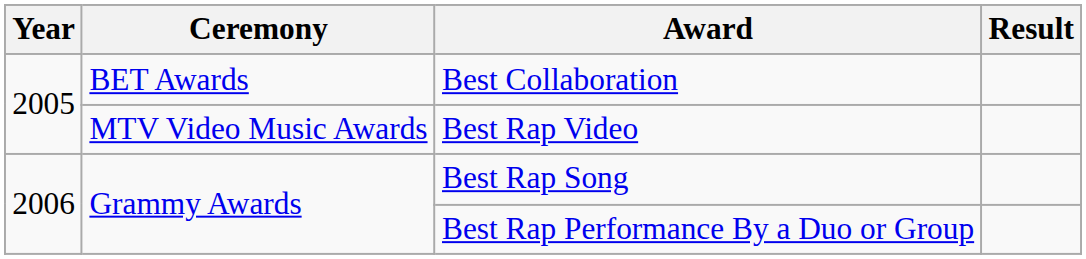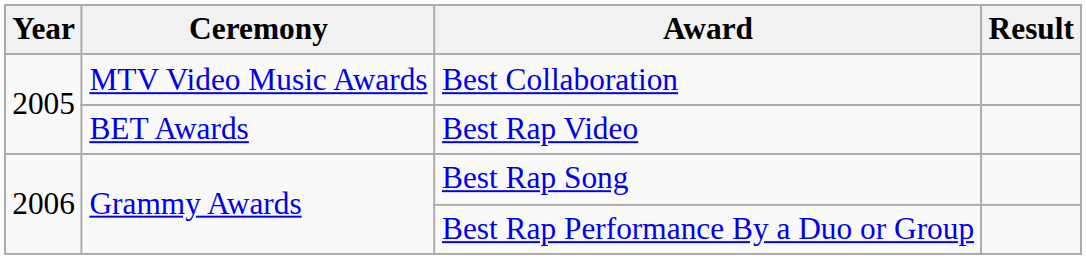(169, 79) BET Awards -> (258, 79) MTV Video Music Awards
(258, 128) MTV Video Music Awards -> (169, 128) BET Awards
